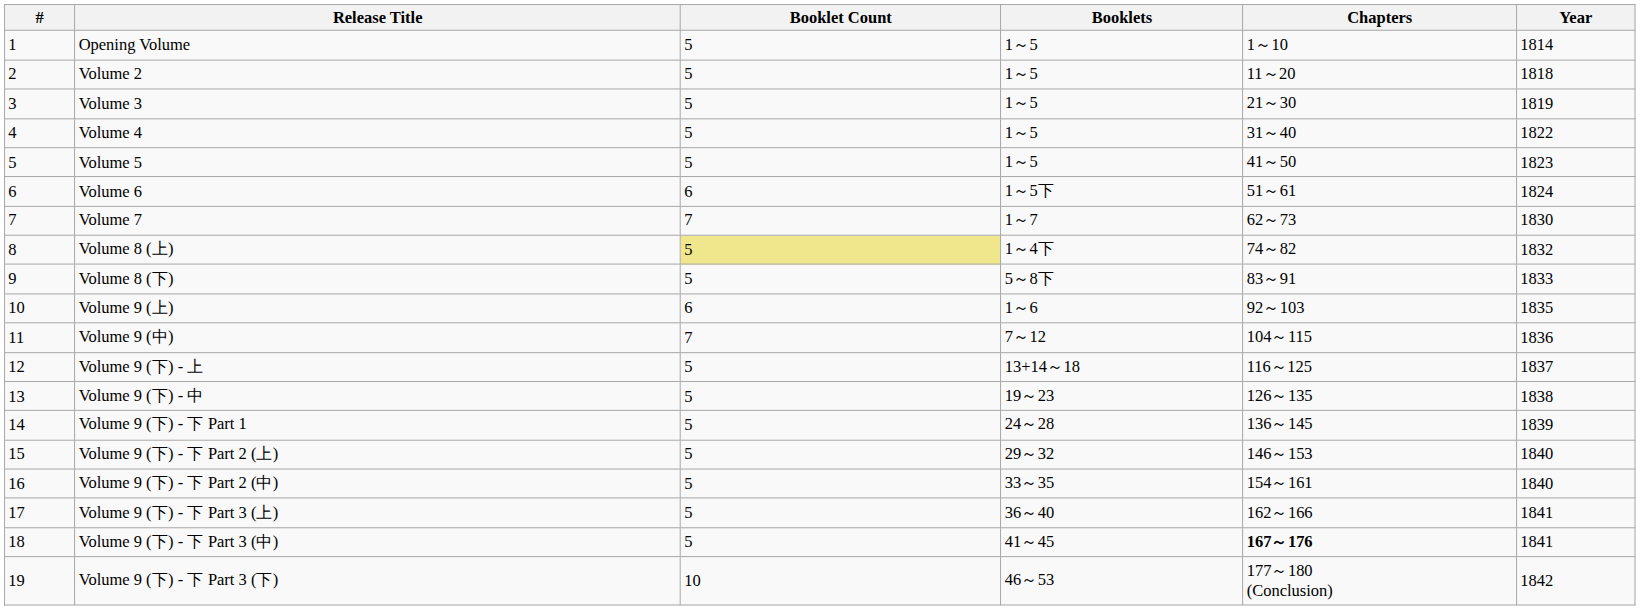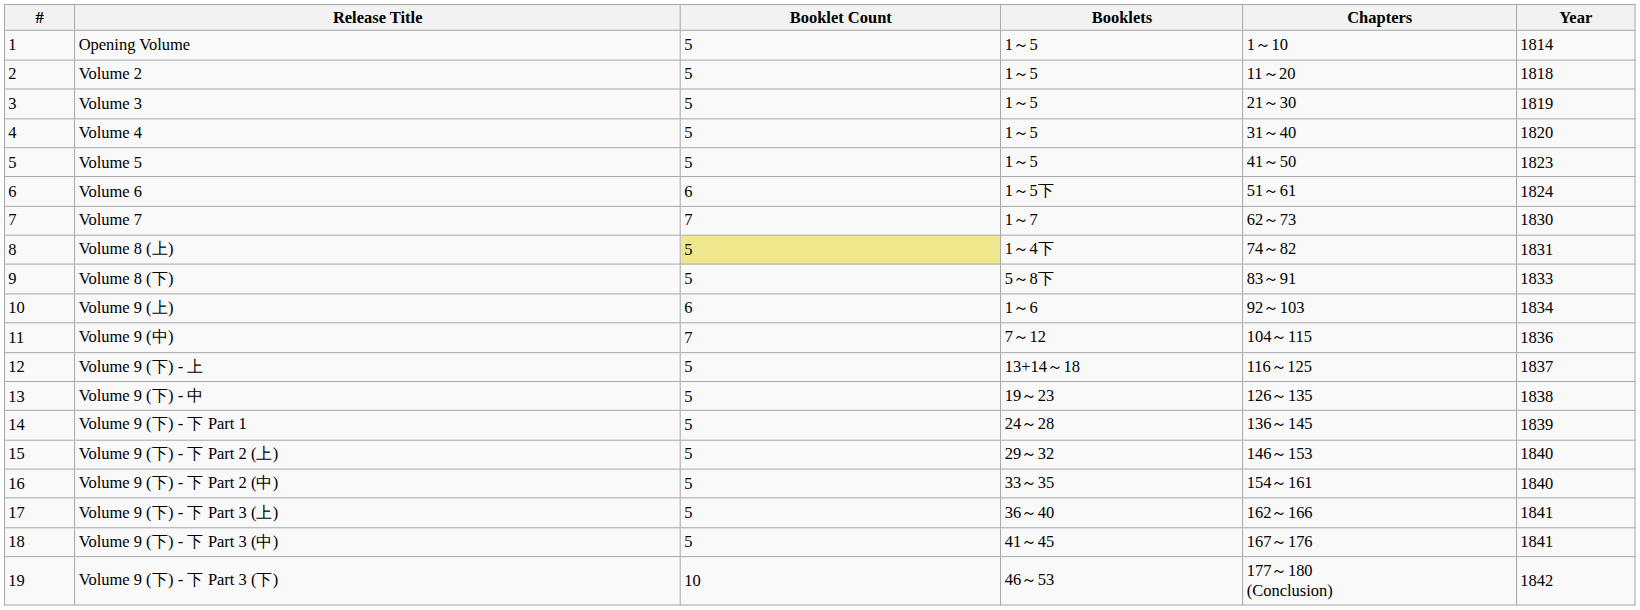(1537, 132) 1822 -> (1537, 132) 1820
(1537, 249) 1832 -> (1537, 249) 1831
(1537, 308) 1835 -> (1537, 308) 1834
(1280, 541) bold -> (1280, 541) normal
